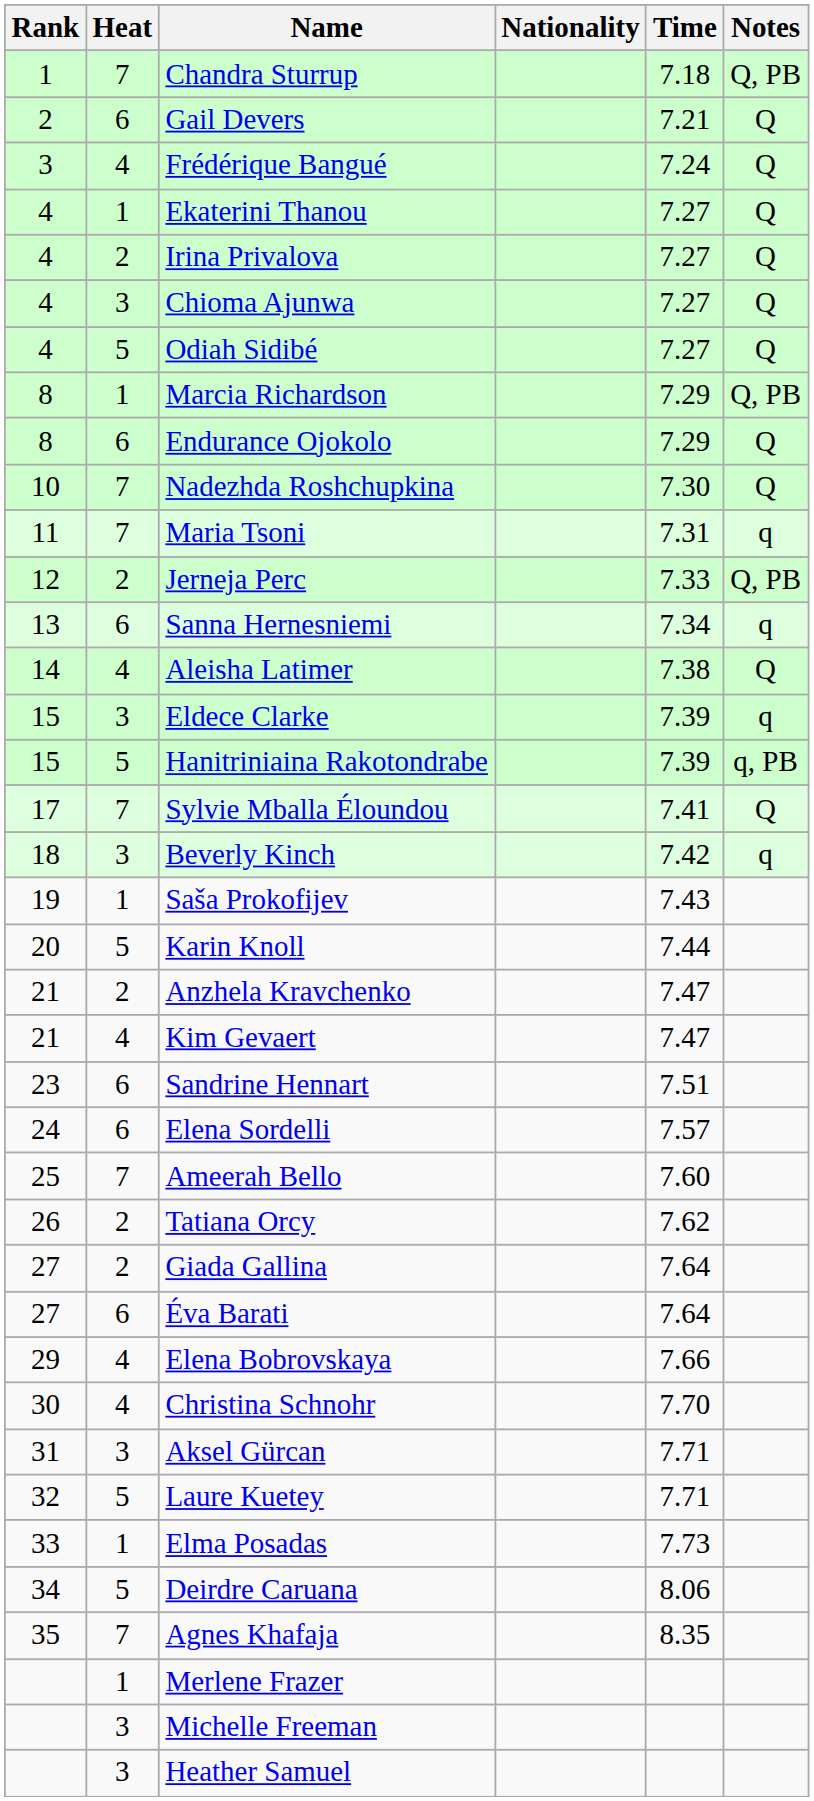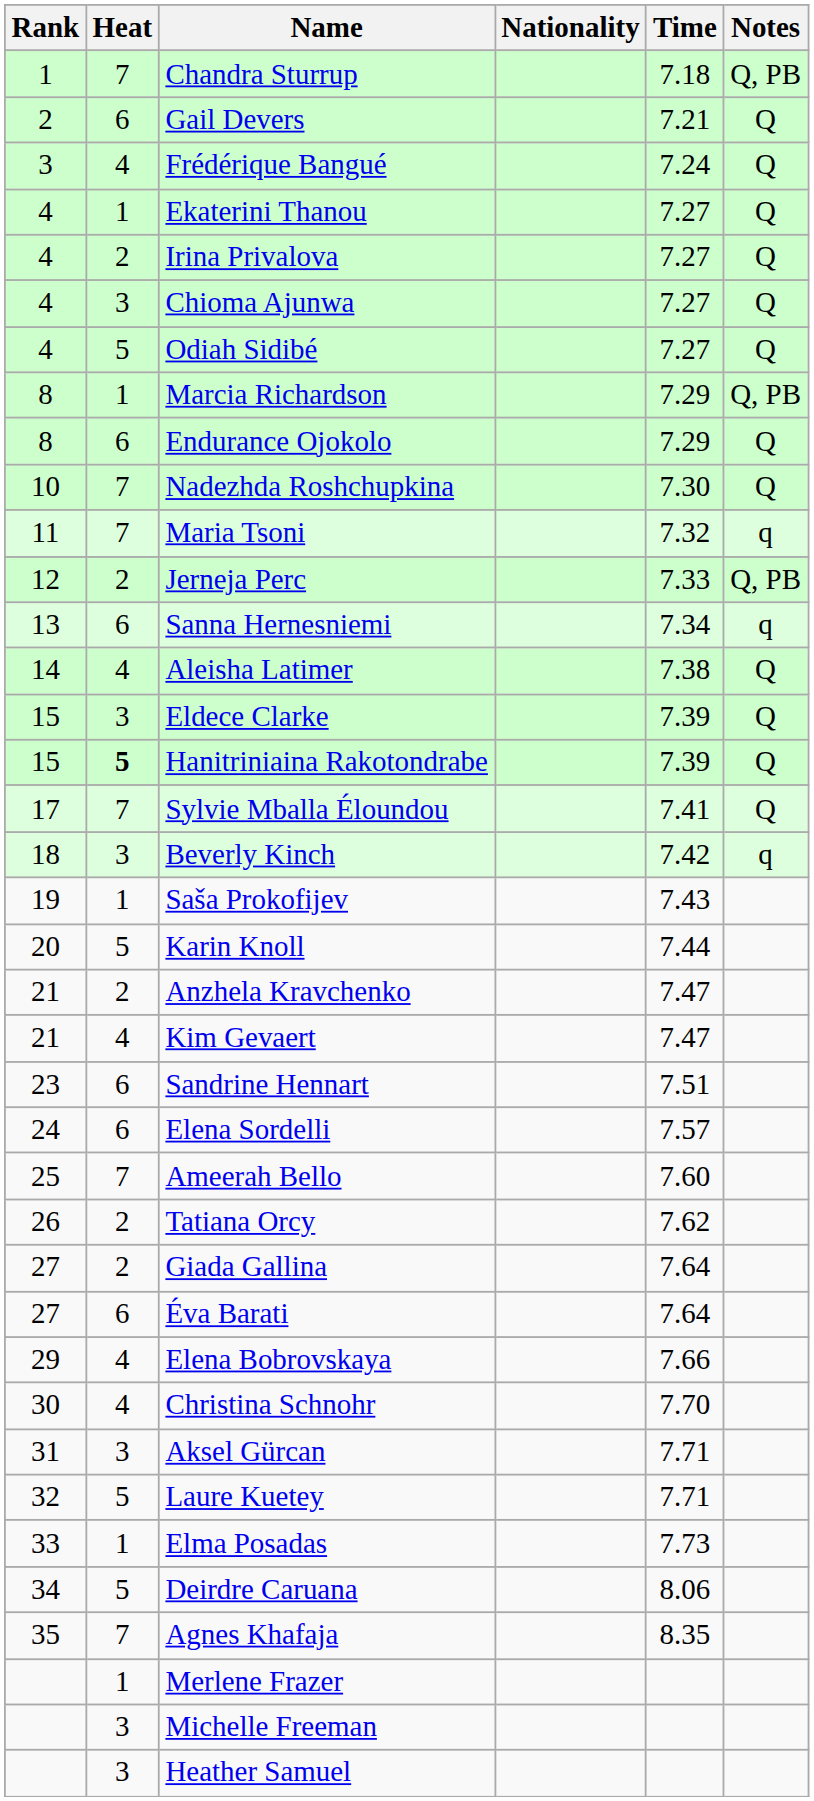(685, 532) 7.31 -> (685, 532) 7.32
(766, 716) q -> (766, 716) Q
(122, 762) normal -> (122, 762) bold
(766, 762) q, PB -> (766, 762) Q
